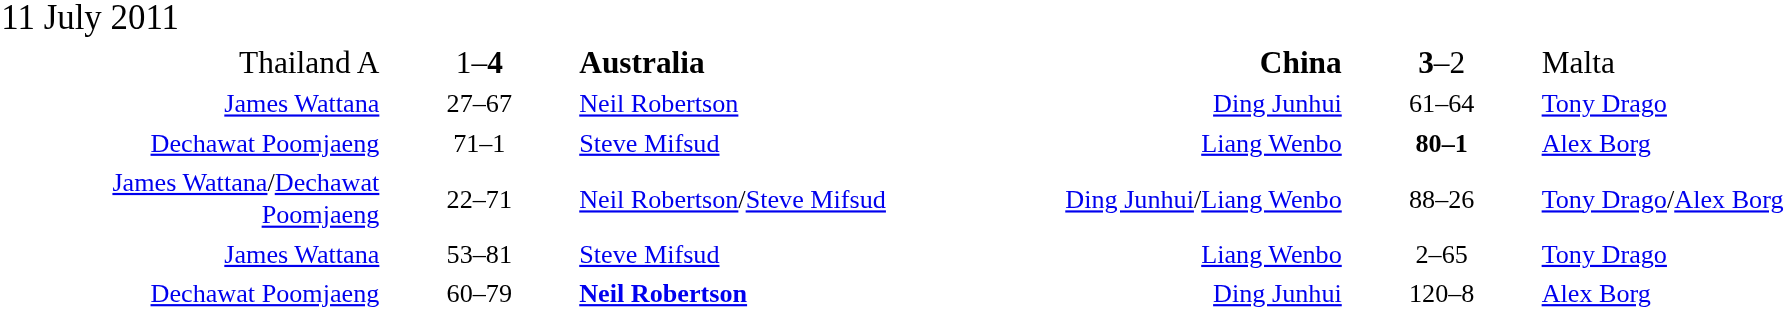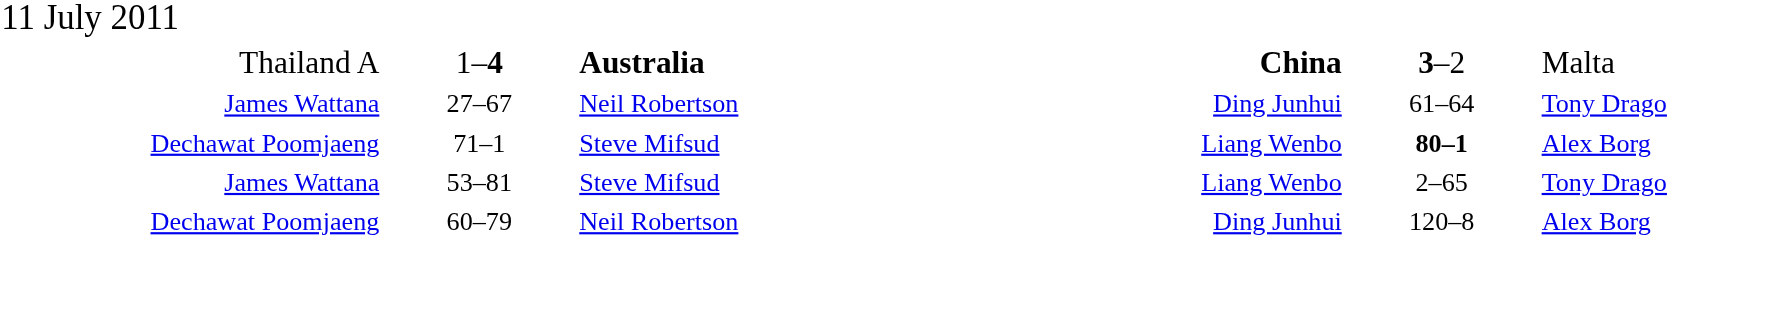- row: (479, 198)
(663, 293) bold -> (659, 221) normal
